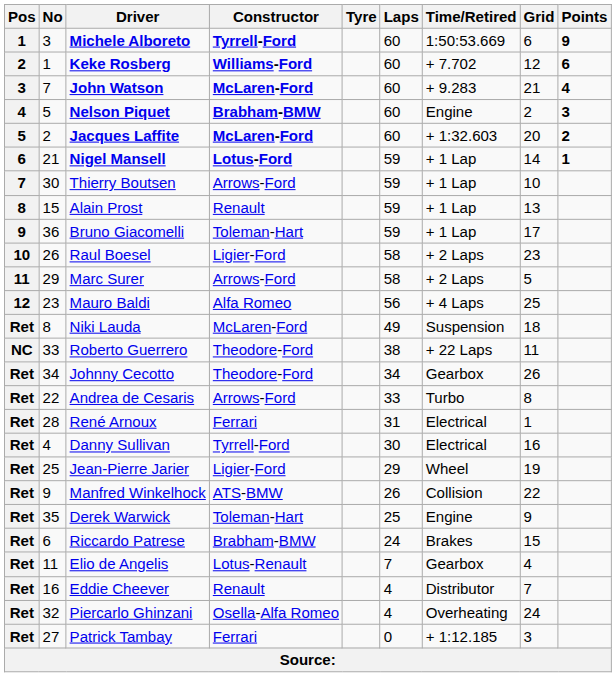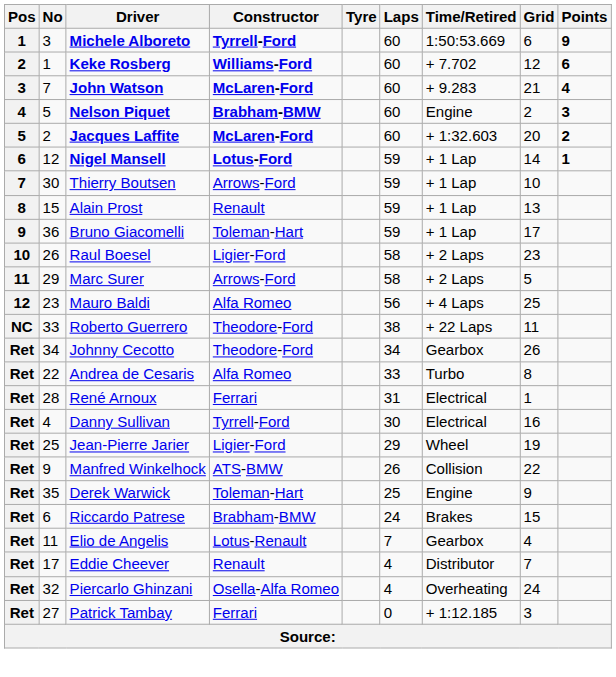(51, 160) 21 -> (51, 160) 12
- row: (105, 326)
(254, 398) Arrows-Ford -> (252, 374) Alfa Romeo
(51, 588) 16 -> (51, 564) 17
